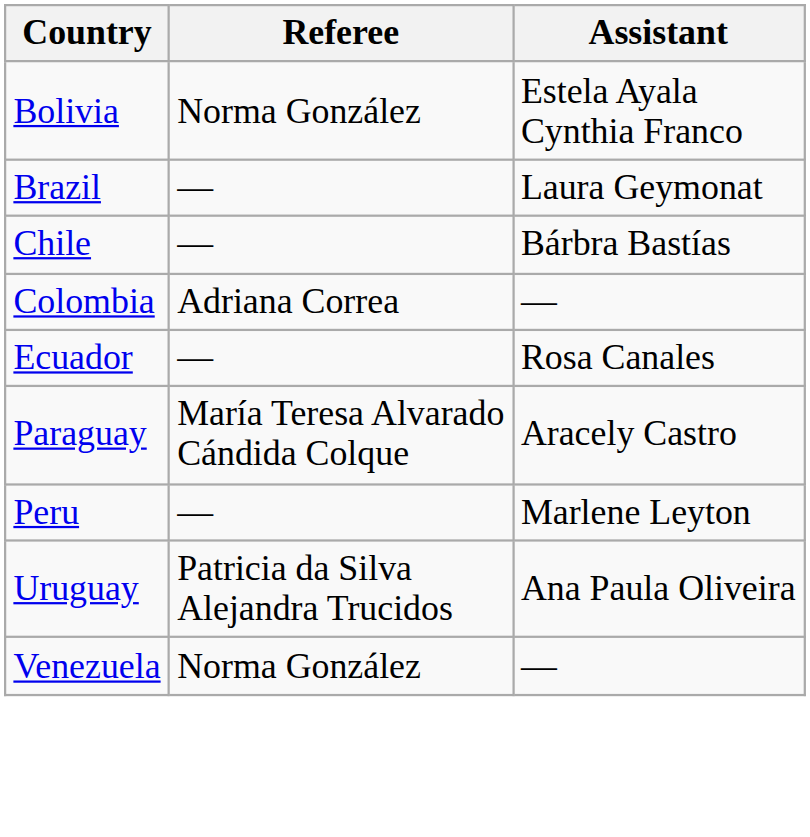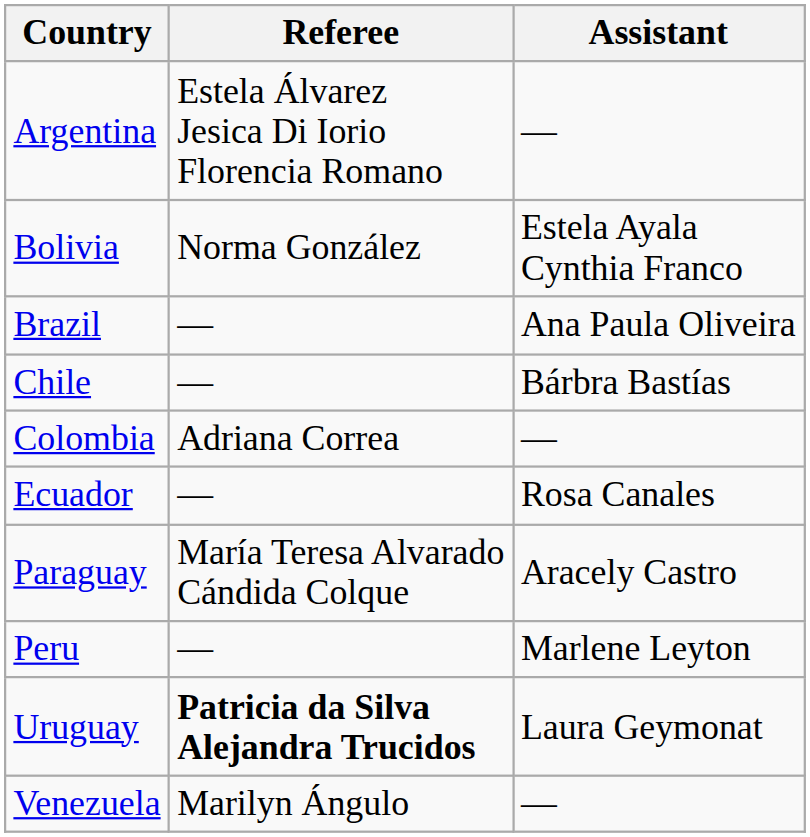+ row: (85, 130)
(642, 186) Laura Geymonat -> (658, 324) Ana Paula Oliveira
(315, 588) normal -> (326, 725) bold
(658, 588) Ana Paula Oliveira -> (642, 725) Laura Geymonat
(299, 665) Norma González -> (293, 802) Marilyn Ángulo
